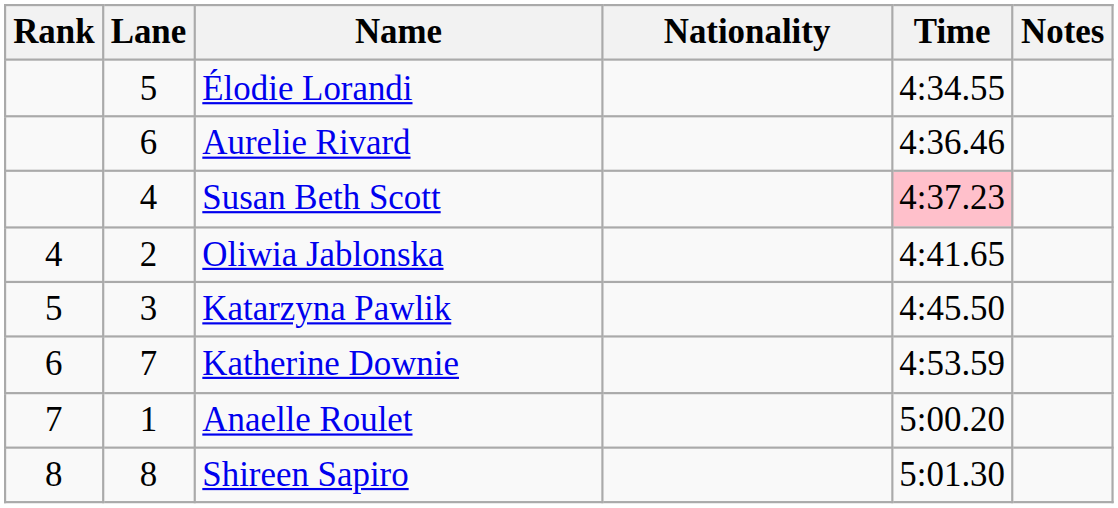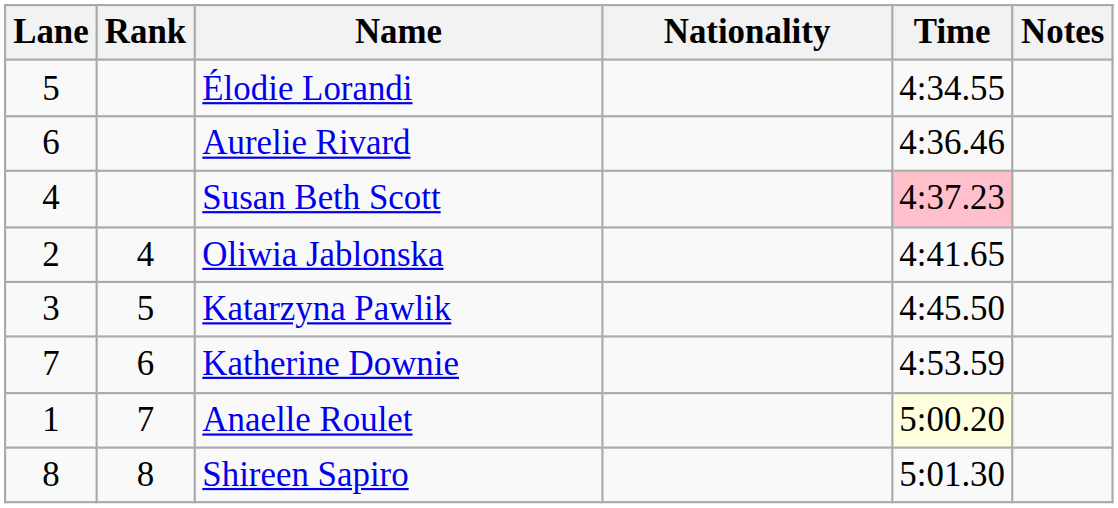columns swapped: (54, 32) <-> (148, 32)
(952, 419) no background -> (952, 419) lightyellow background
